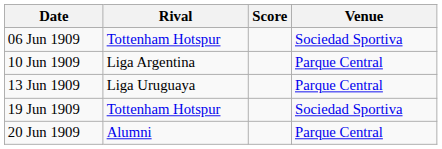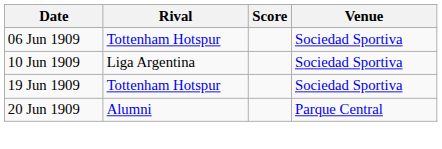(339, 62) Parque Central -> (349, 62) Sociedad Sportiva
- row: (44, 86)
